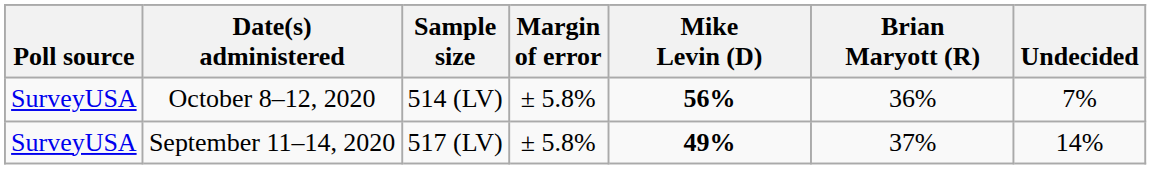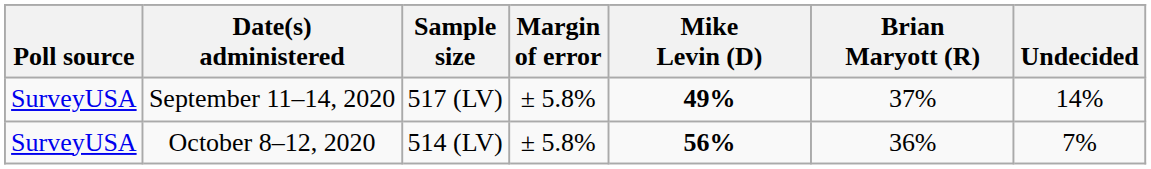rows swapped: (272, 98) <-> (272, 141)
